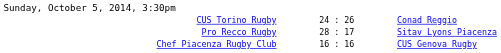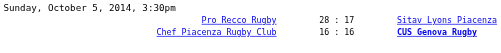- row: (237, 20)
(437, 44) normal -> (437, 32) bold
